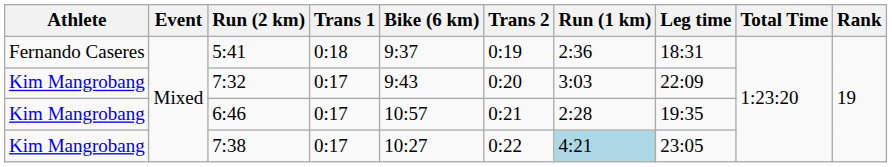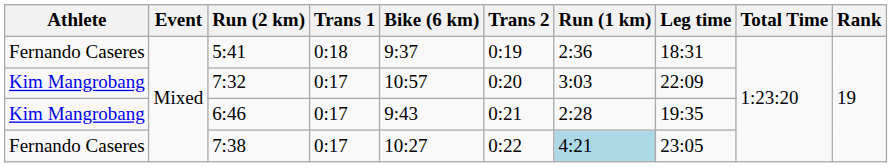(401, 83) 9:43 -> (406, 83) 10:57
(406, 114) 10:57 -> (401, 114) 9:43
(77, 145) Kim Mangrobang -> (77, 145) Fernando Caseres
